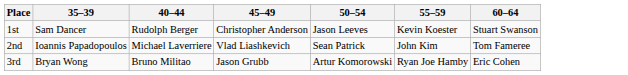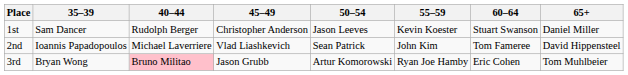+ column: (582, 12)
(161, 62) no background -> (161, 62) pink background
